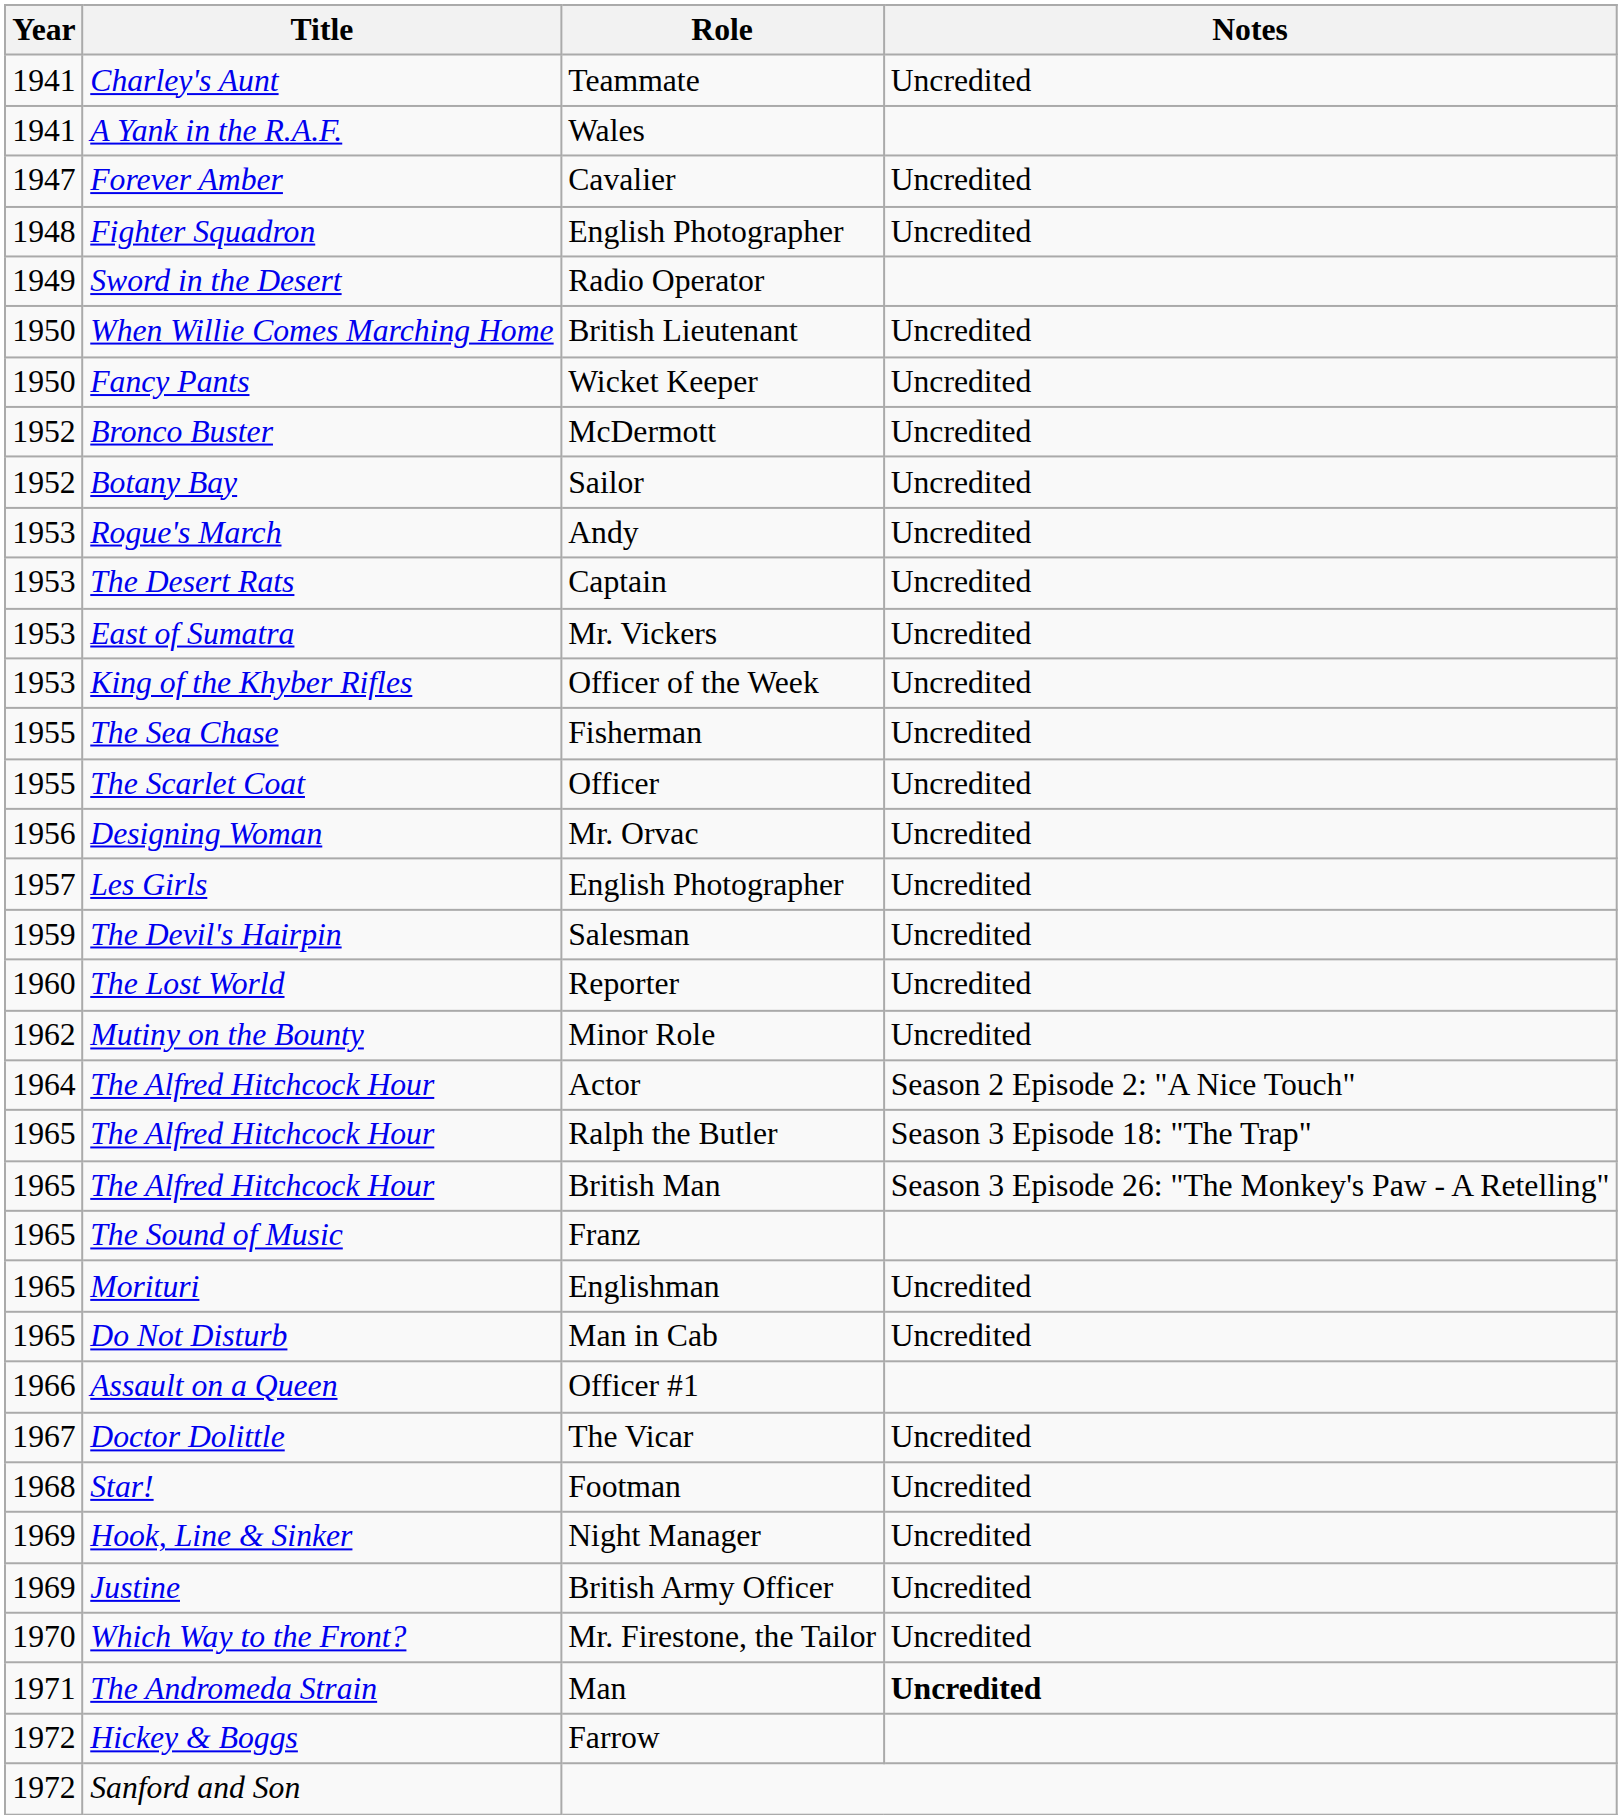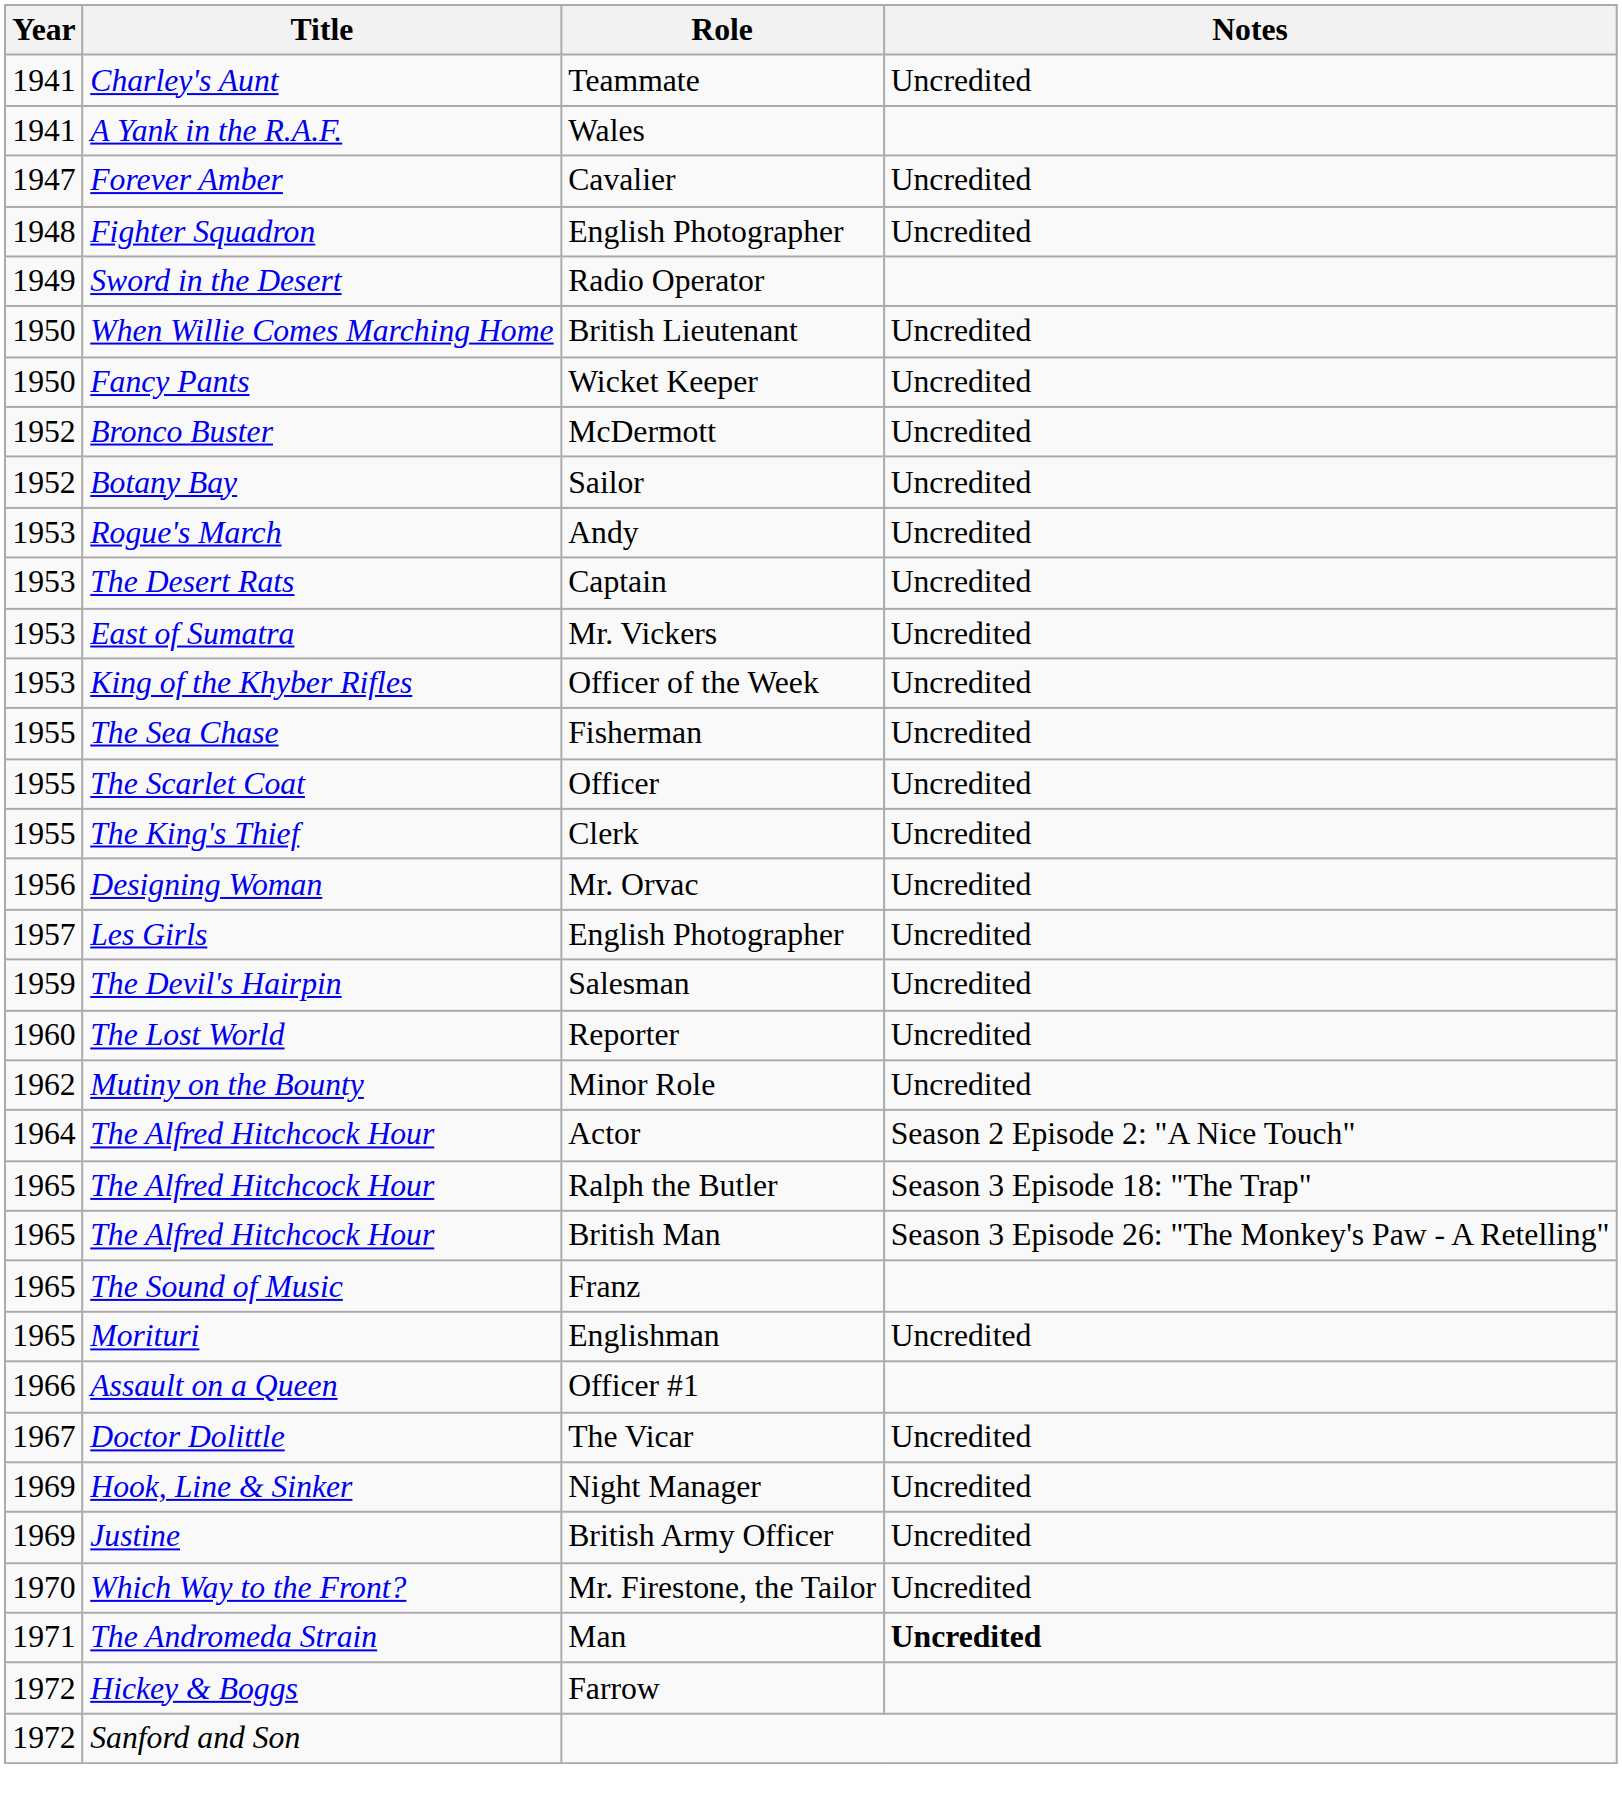+ row: (195, 833)
- row: (189, 1335)
- row: (122, 1486)
